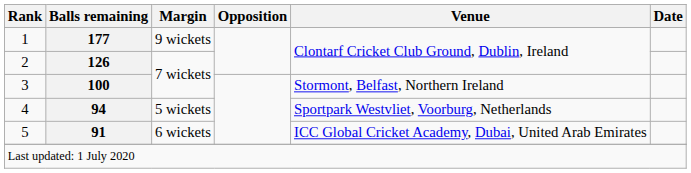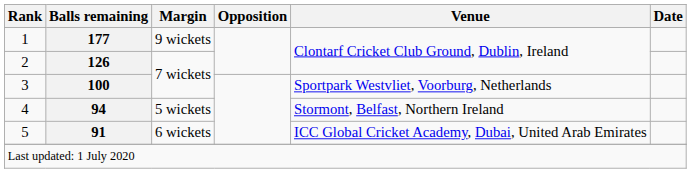(399, 86) Stormont, Belfast, Northern Ireland -> (423, 86) Sportpark Westvliet, Voorburg, Netherlands
(423, 109) Sportpark Westvliet, Voorburg, Netherlands -> (399, 109) Stormont, Belfast, Northern Ireland
